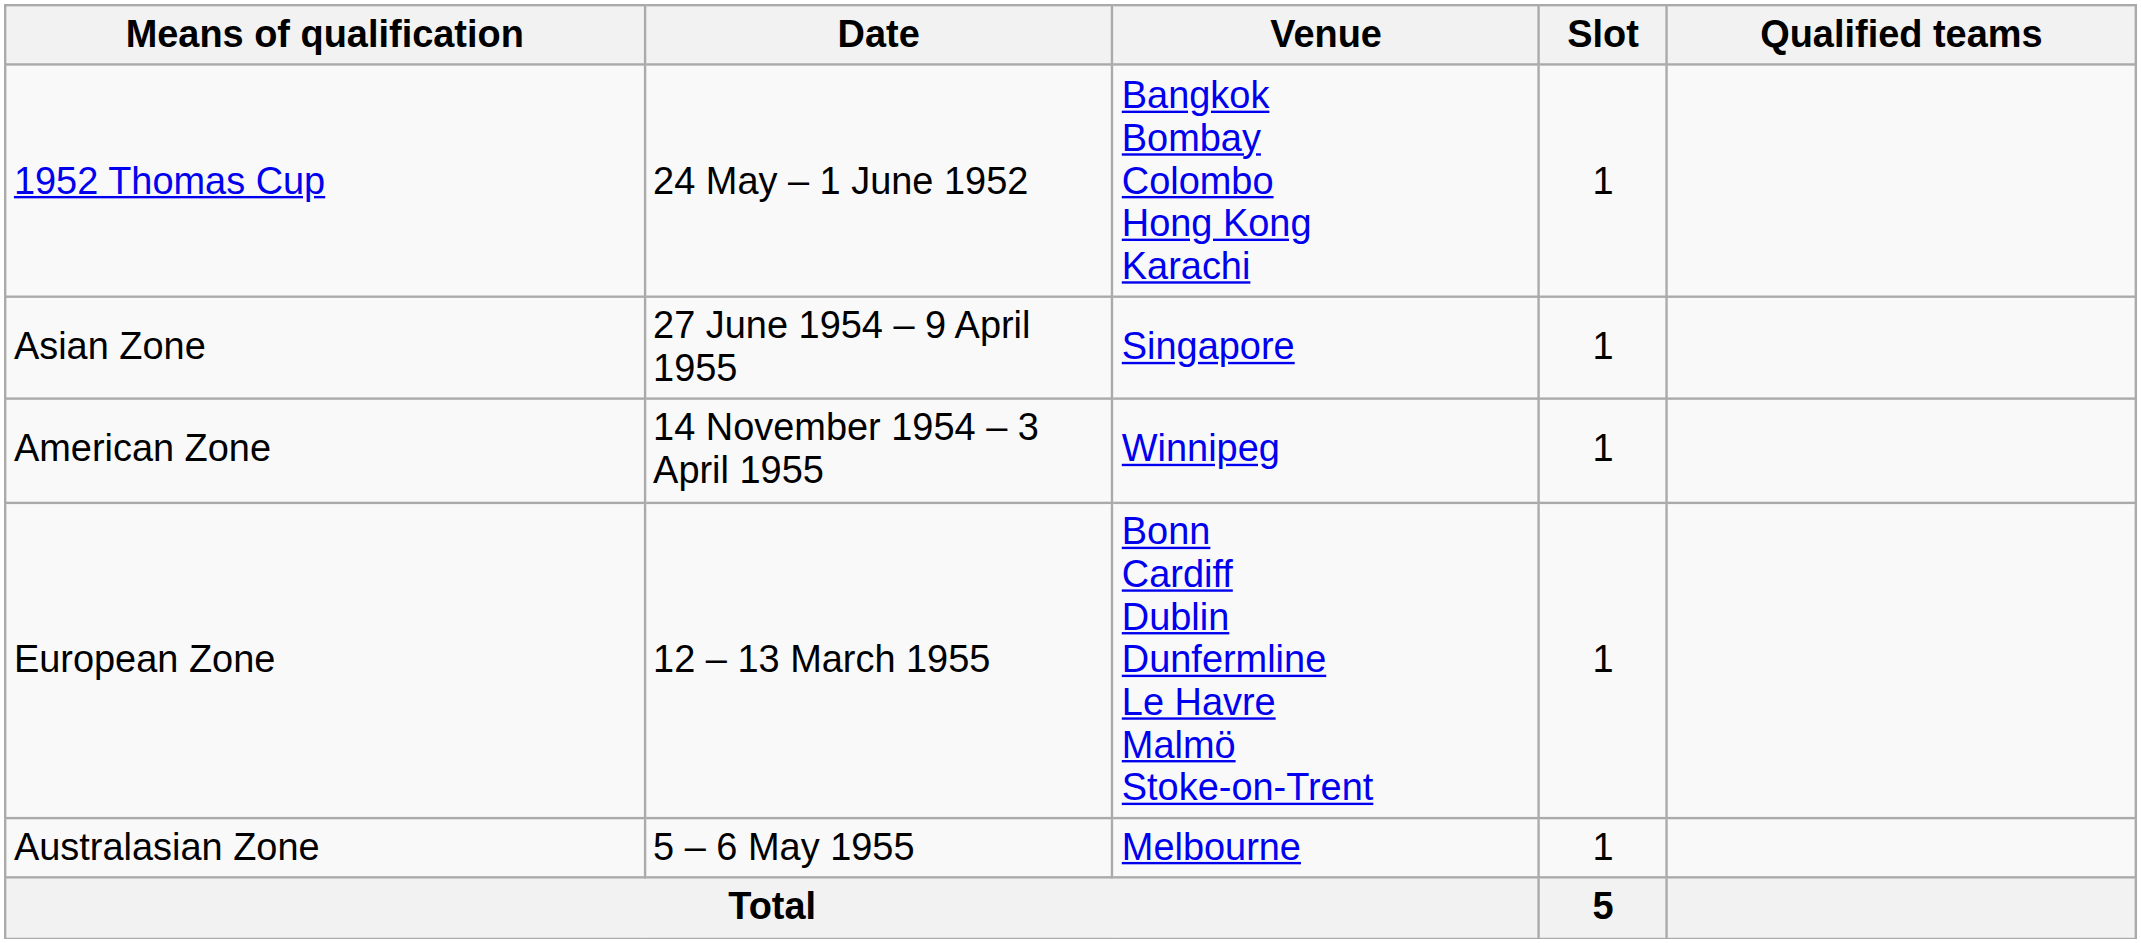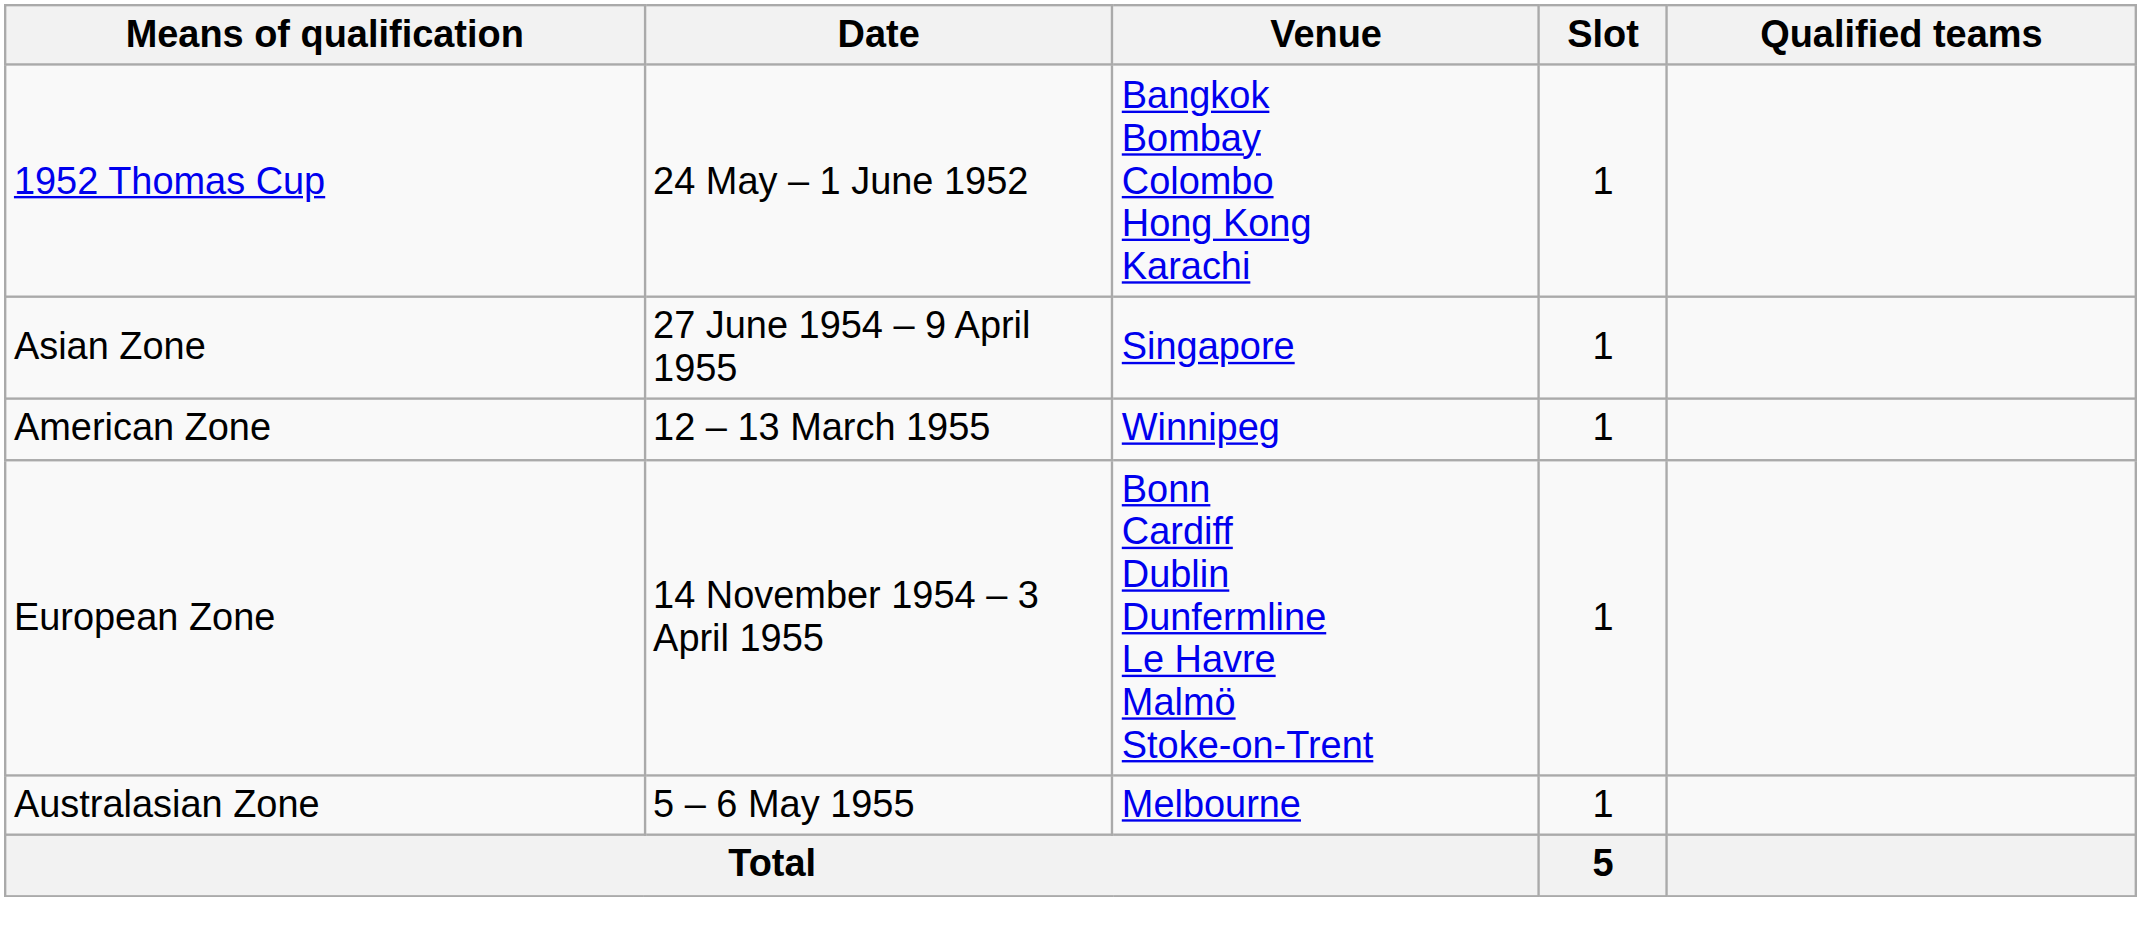(846, 449) 14 November 1954 – 3 April 1955 -> (822, 428) 12 – 13 March 1955
(822, 659) 12 – 13 March 1955 -> (846, 616) 14 November 1954 – 3 April 1955
